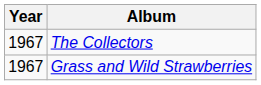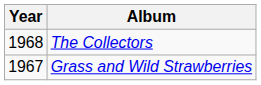(26, 42) 1967 -> (26, 42) 1968
